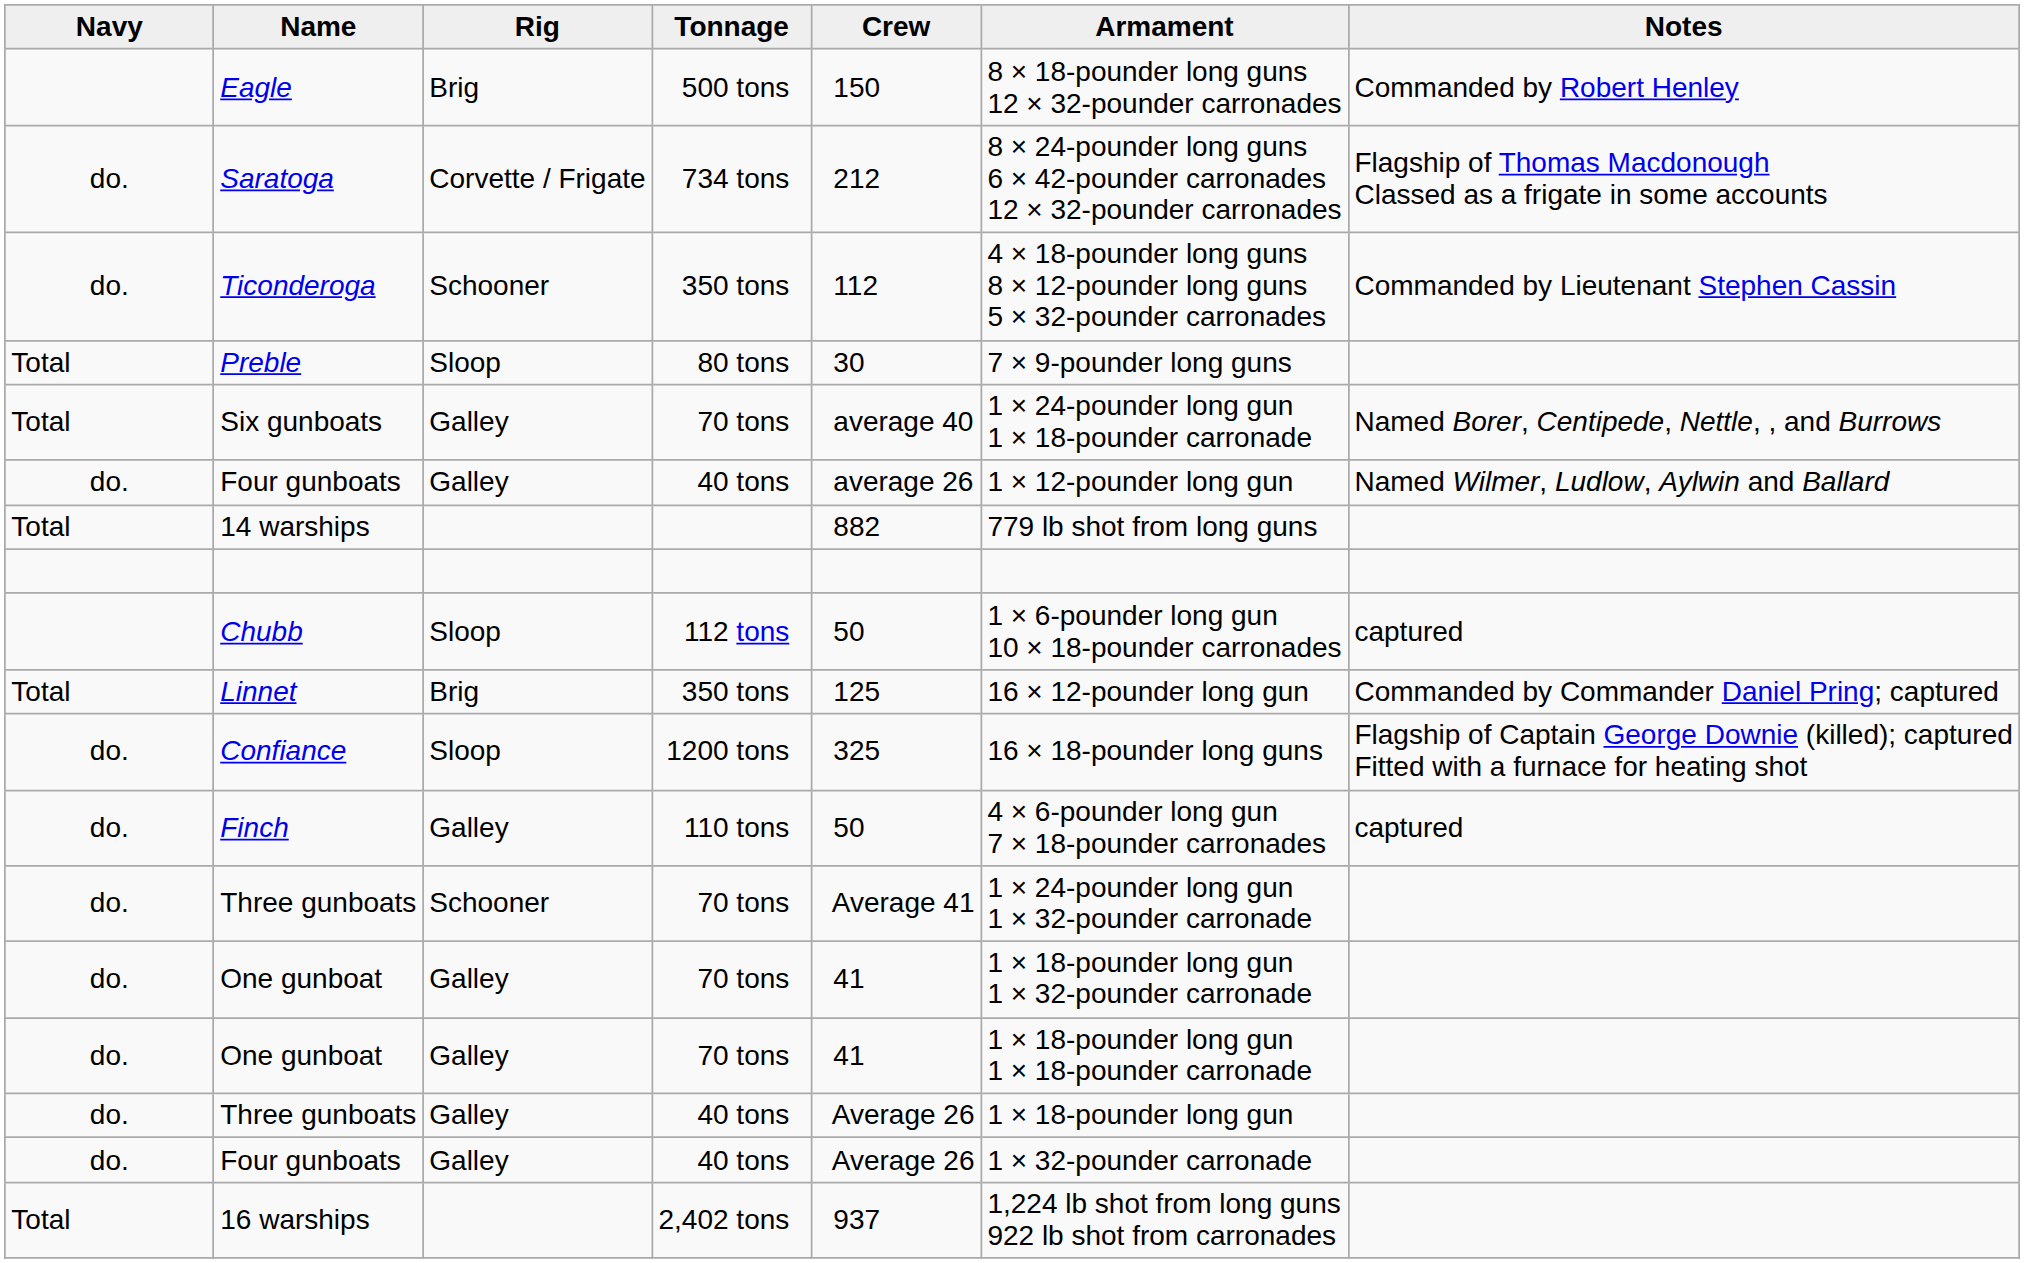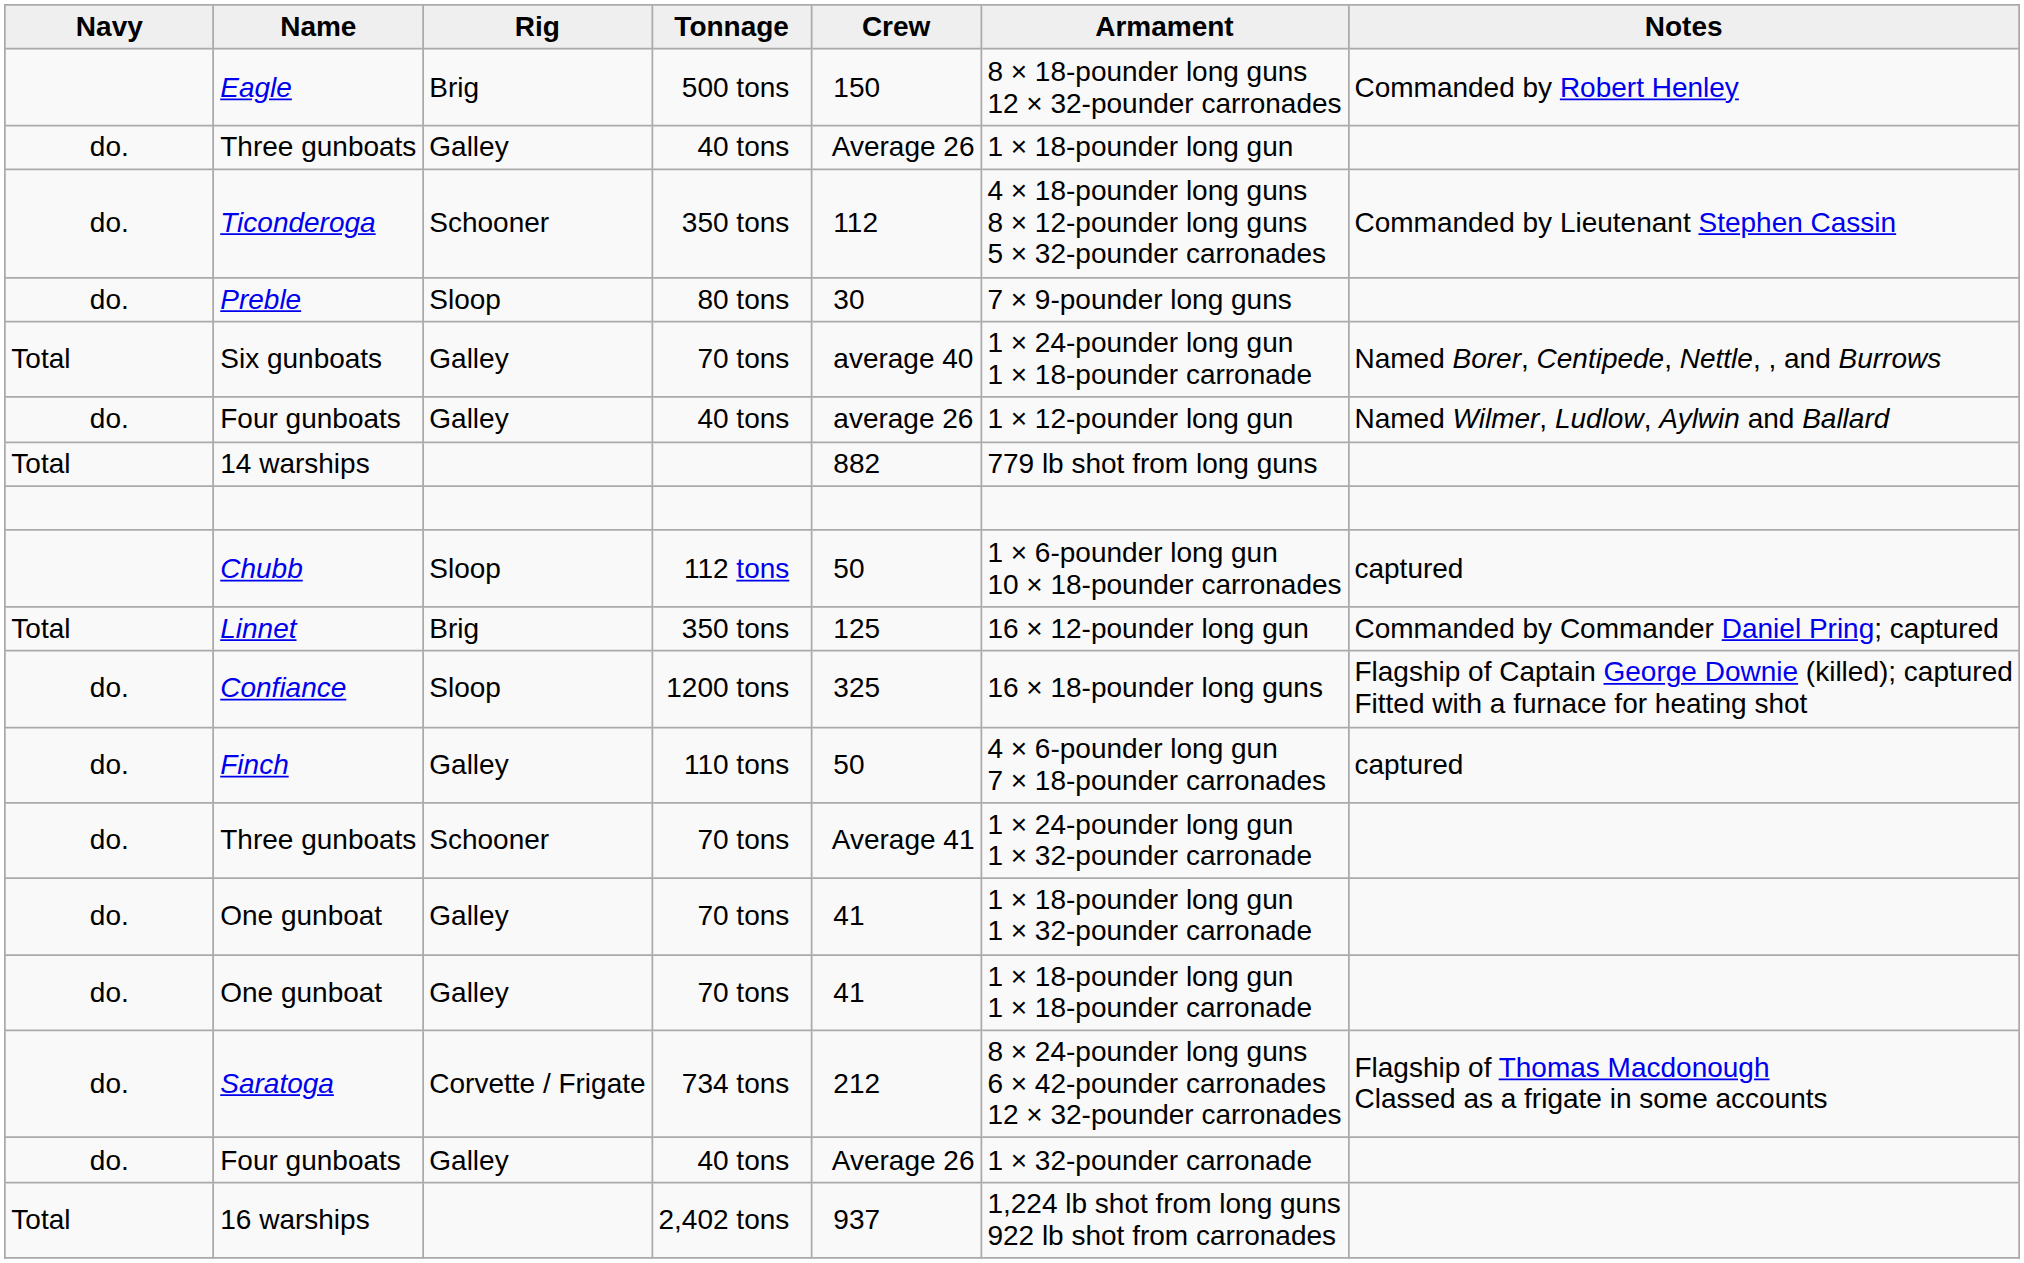rows swapped: (277, 178) <-> (318, 1115)
(41, 361) Total -> (109, 298) do.
